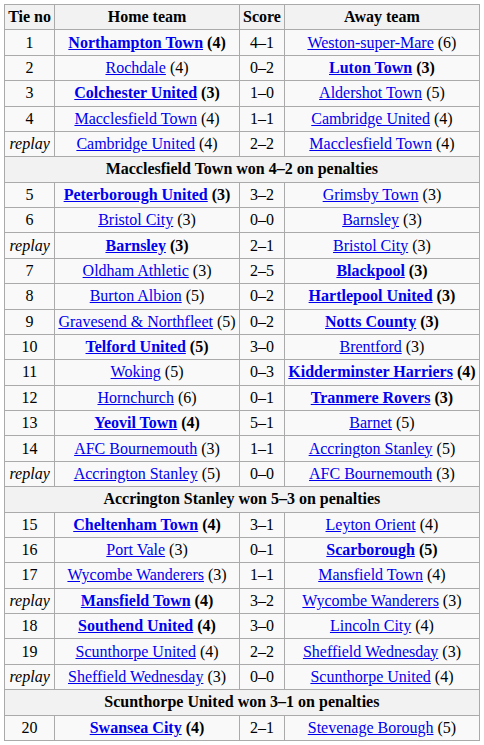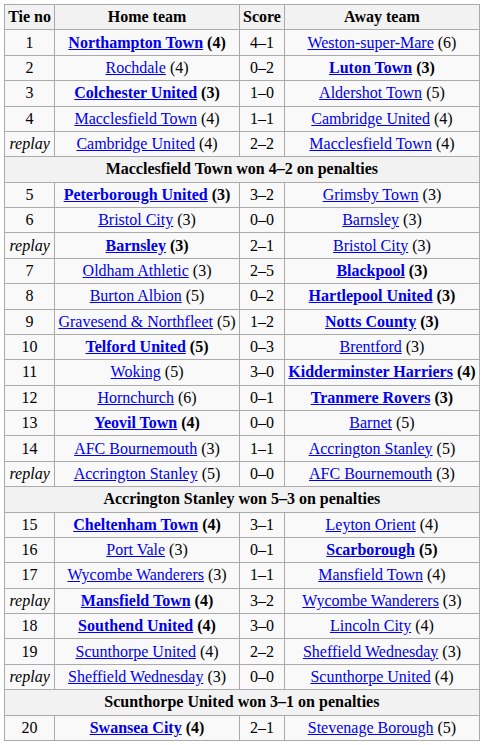(262, 321) 0–2 -> (262, 321) 1–2
(262, 347) 3–0 -> (262, 347) 0–3
(262, 372) 0–3 -> (262, 372) 3–0
(262, 423) 5–1 -> (262, 423) 0–0
